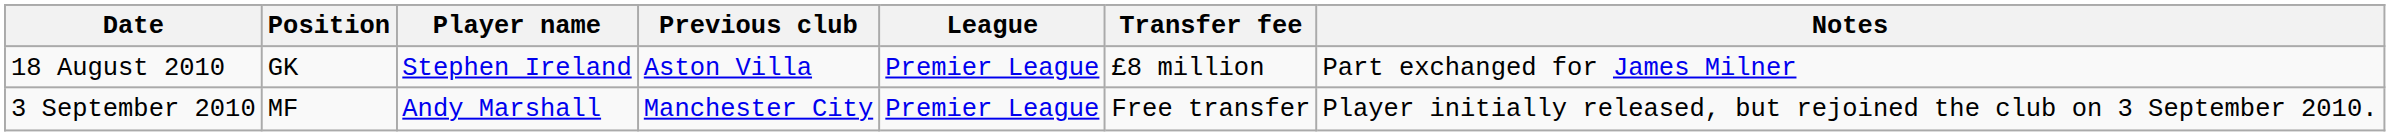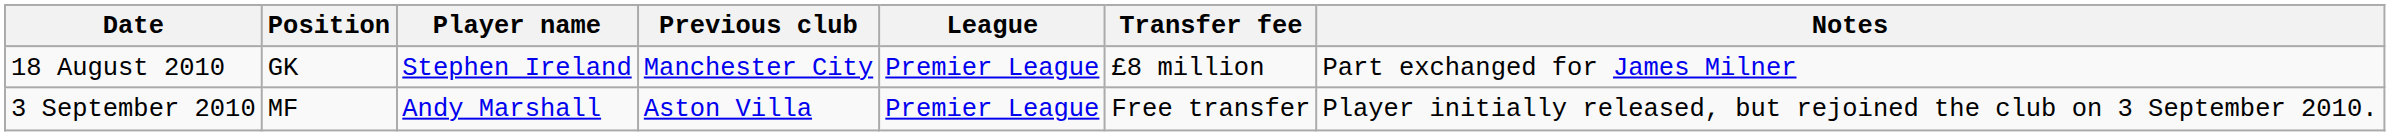(728, 67) Aston Villa -> (759, 67) Manchester City
(759, 109) Manchester City -> (728, 109) Aston Villa
